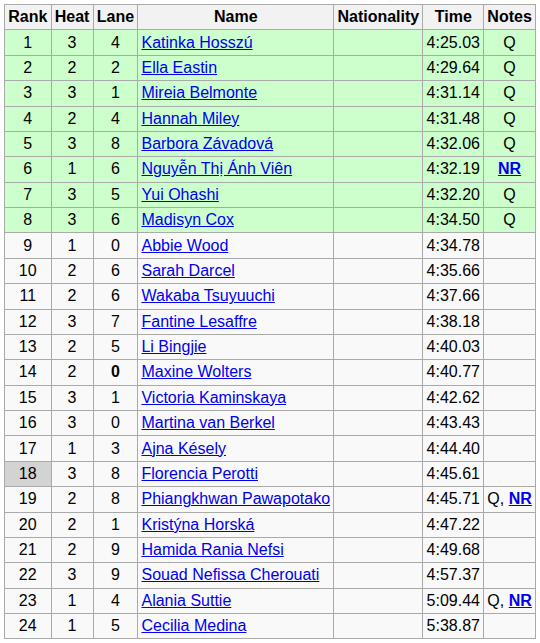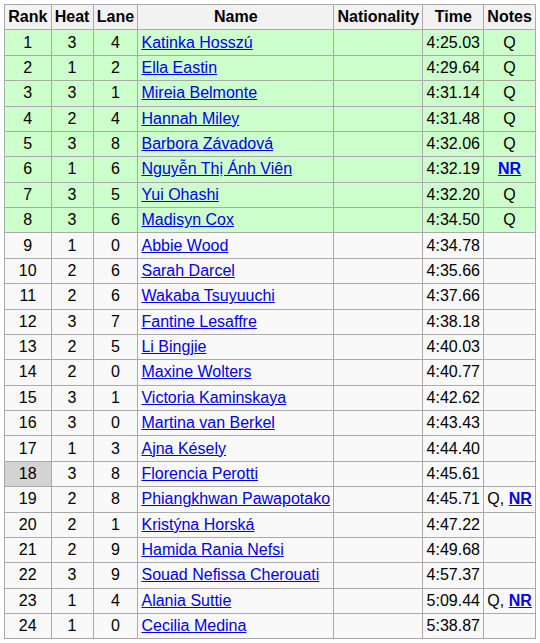(72, 67) 2 -> (72, 67) 1
(115, 372) bold -> (115, 372) normal
(115, 626) 5 -> (115, 626) 0
